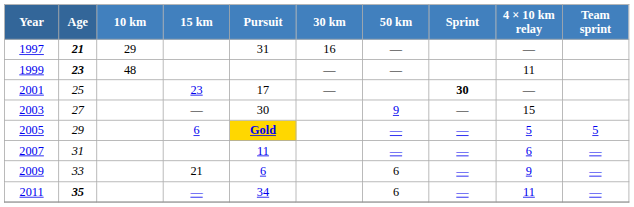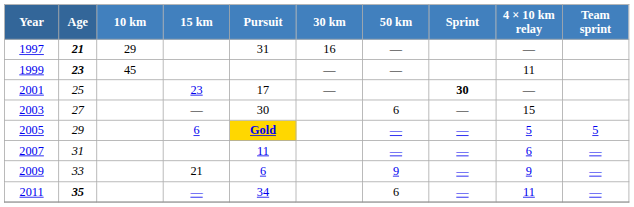(130, 70) 48 -> (130, 70) 45
(396, 110) 9 -> (396, 110) 6
(396, 171) 6 -> (396, 171) 9
